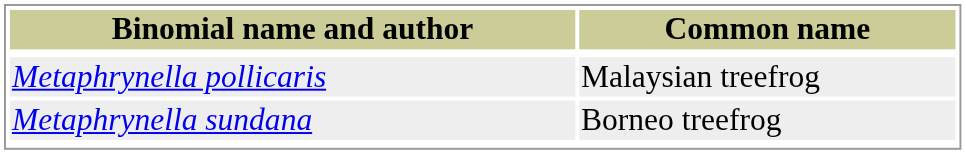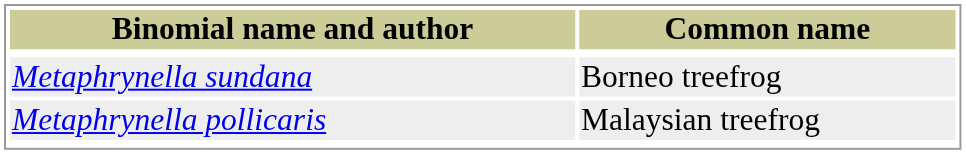rows swapped: (169, 76) <-> (162, 119)
